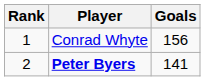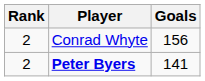(26, 40) 1 -> (26, 40) 2
